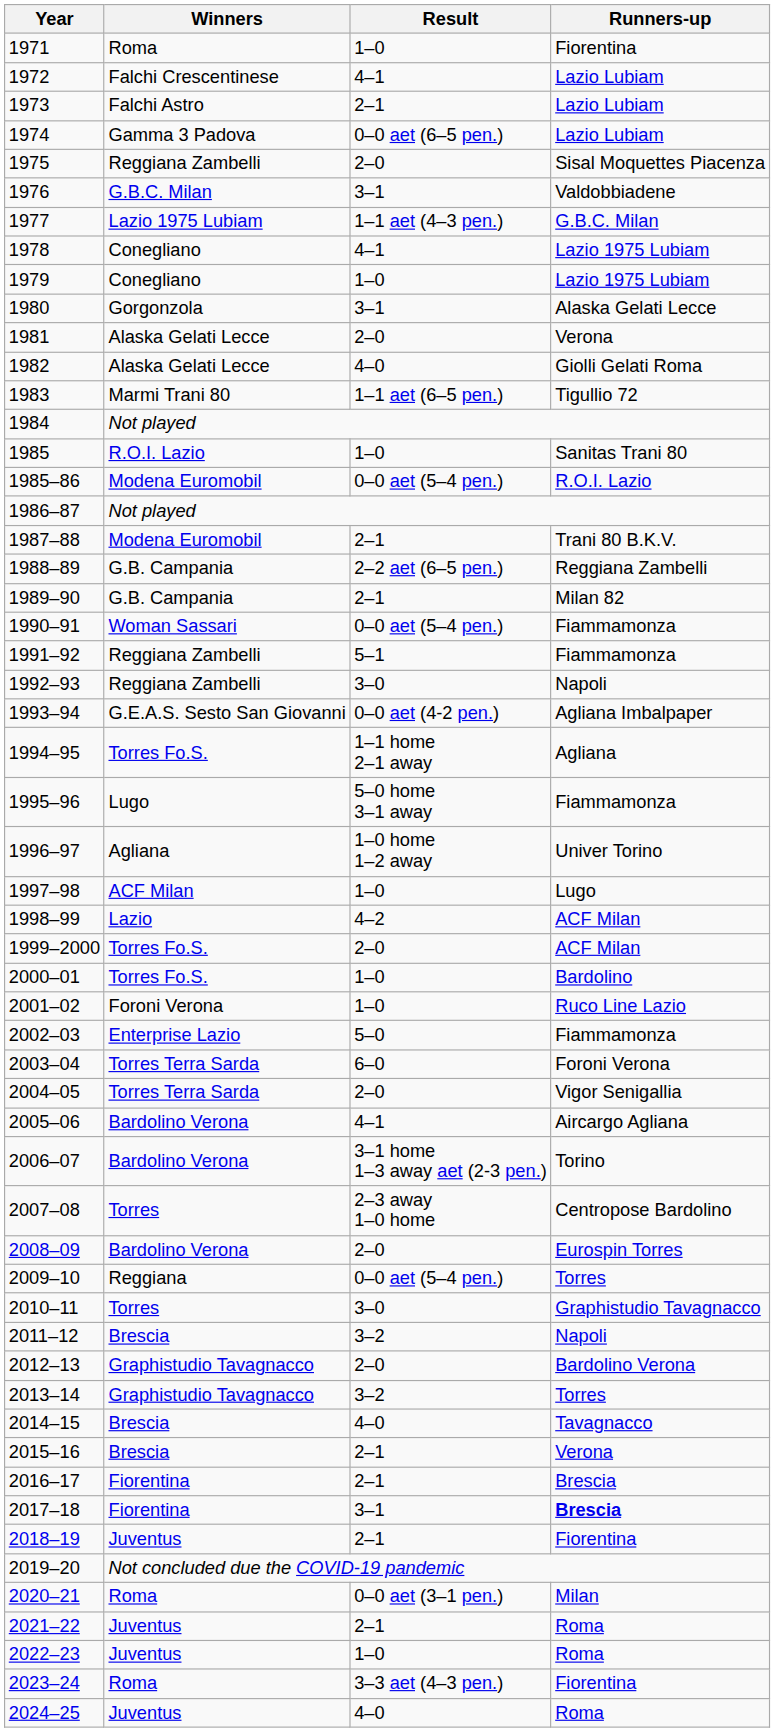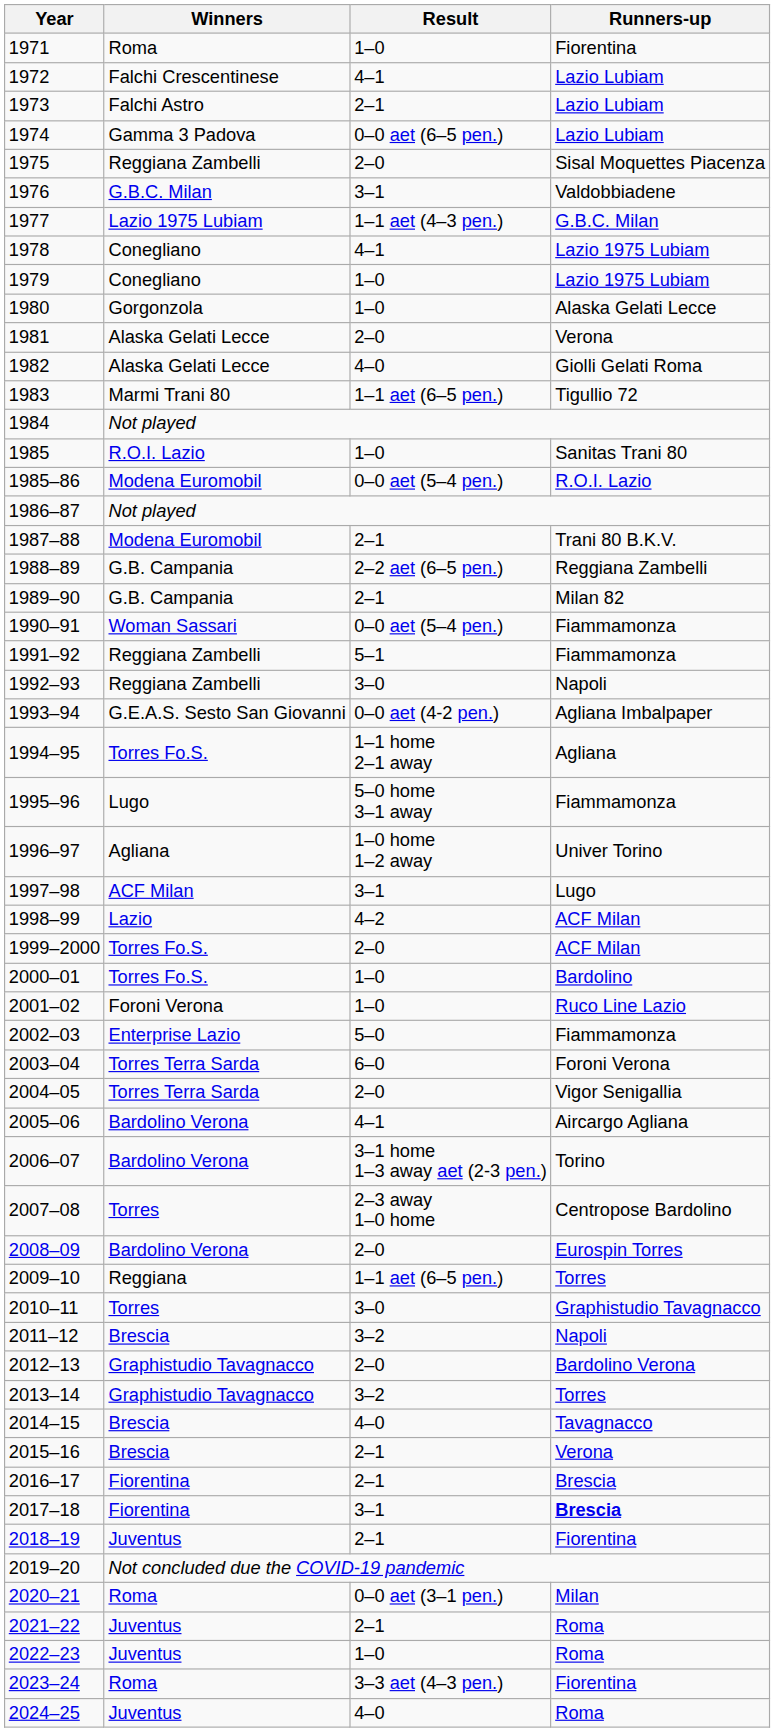(369, 308) 3–1 -> (369, 308) 1–0
(369, 890) 1–0 -> (369, 890) 3–1
(429, 1278) 0–0 aet (5–4 pen.) -> (429, 1278) 1–1 aet (6–5 pen.)
